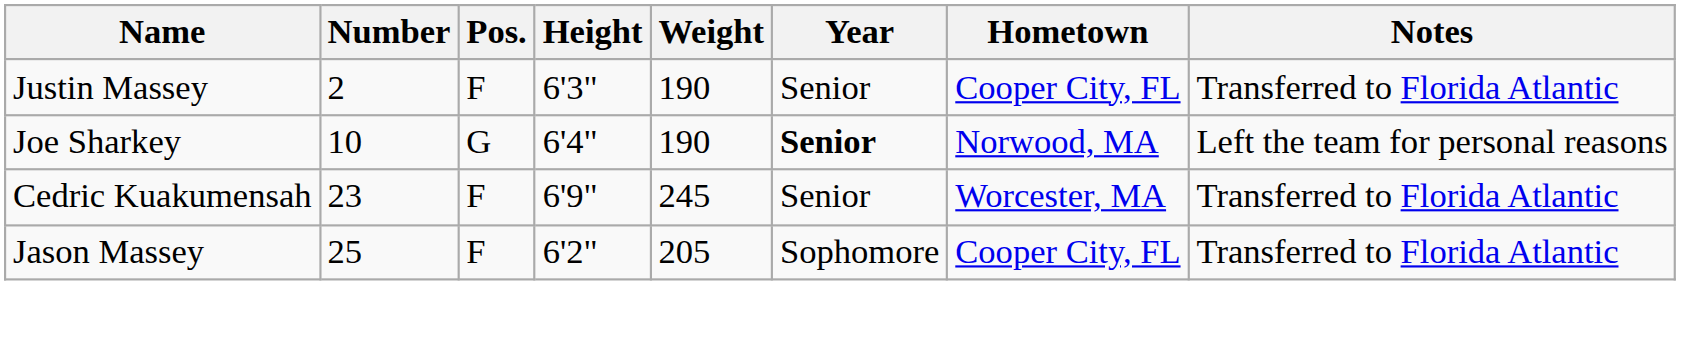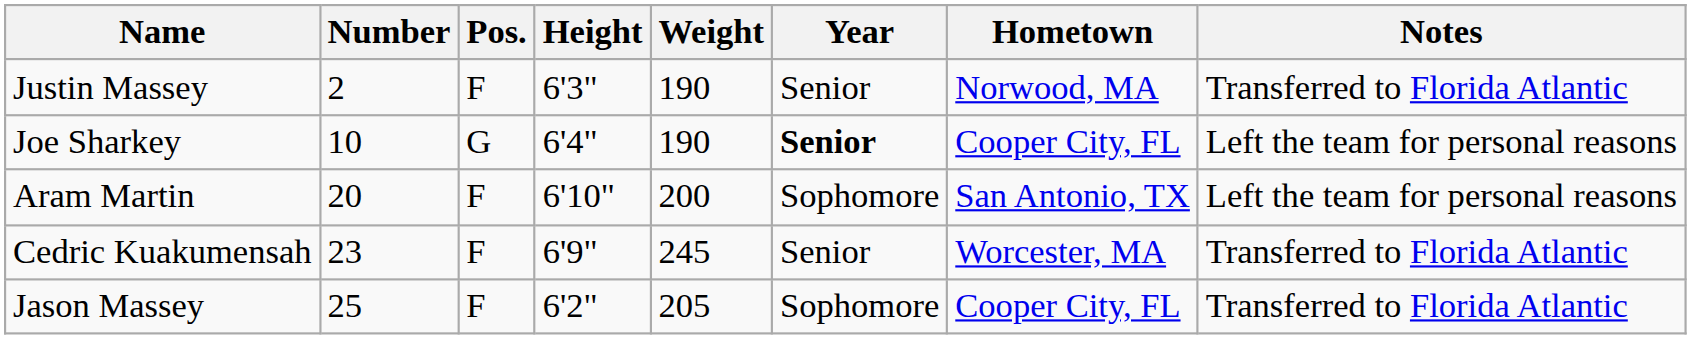(1068, 86) Cooper City, FL -> (1057, 86) Norwood, MA
(1057, 141) Norwood, MA -> (1068, 141) Cooper City, FL
+ row: (104, 196)
